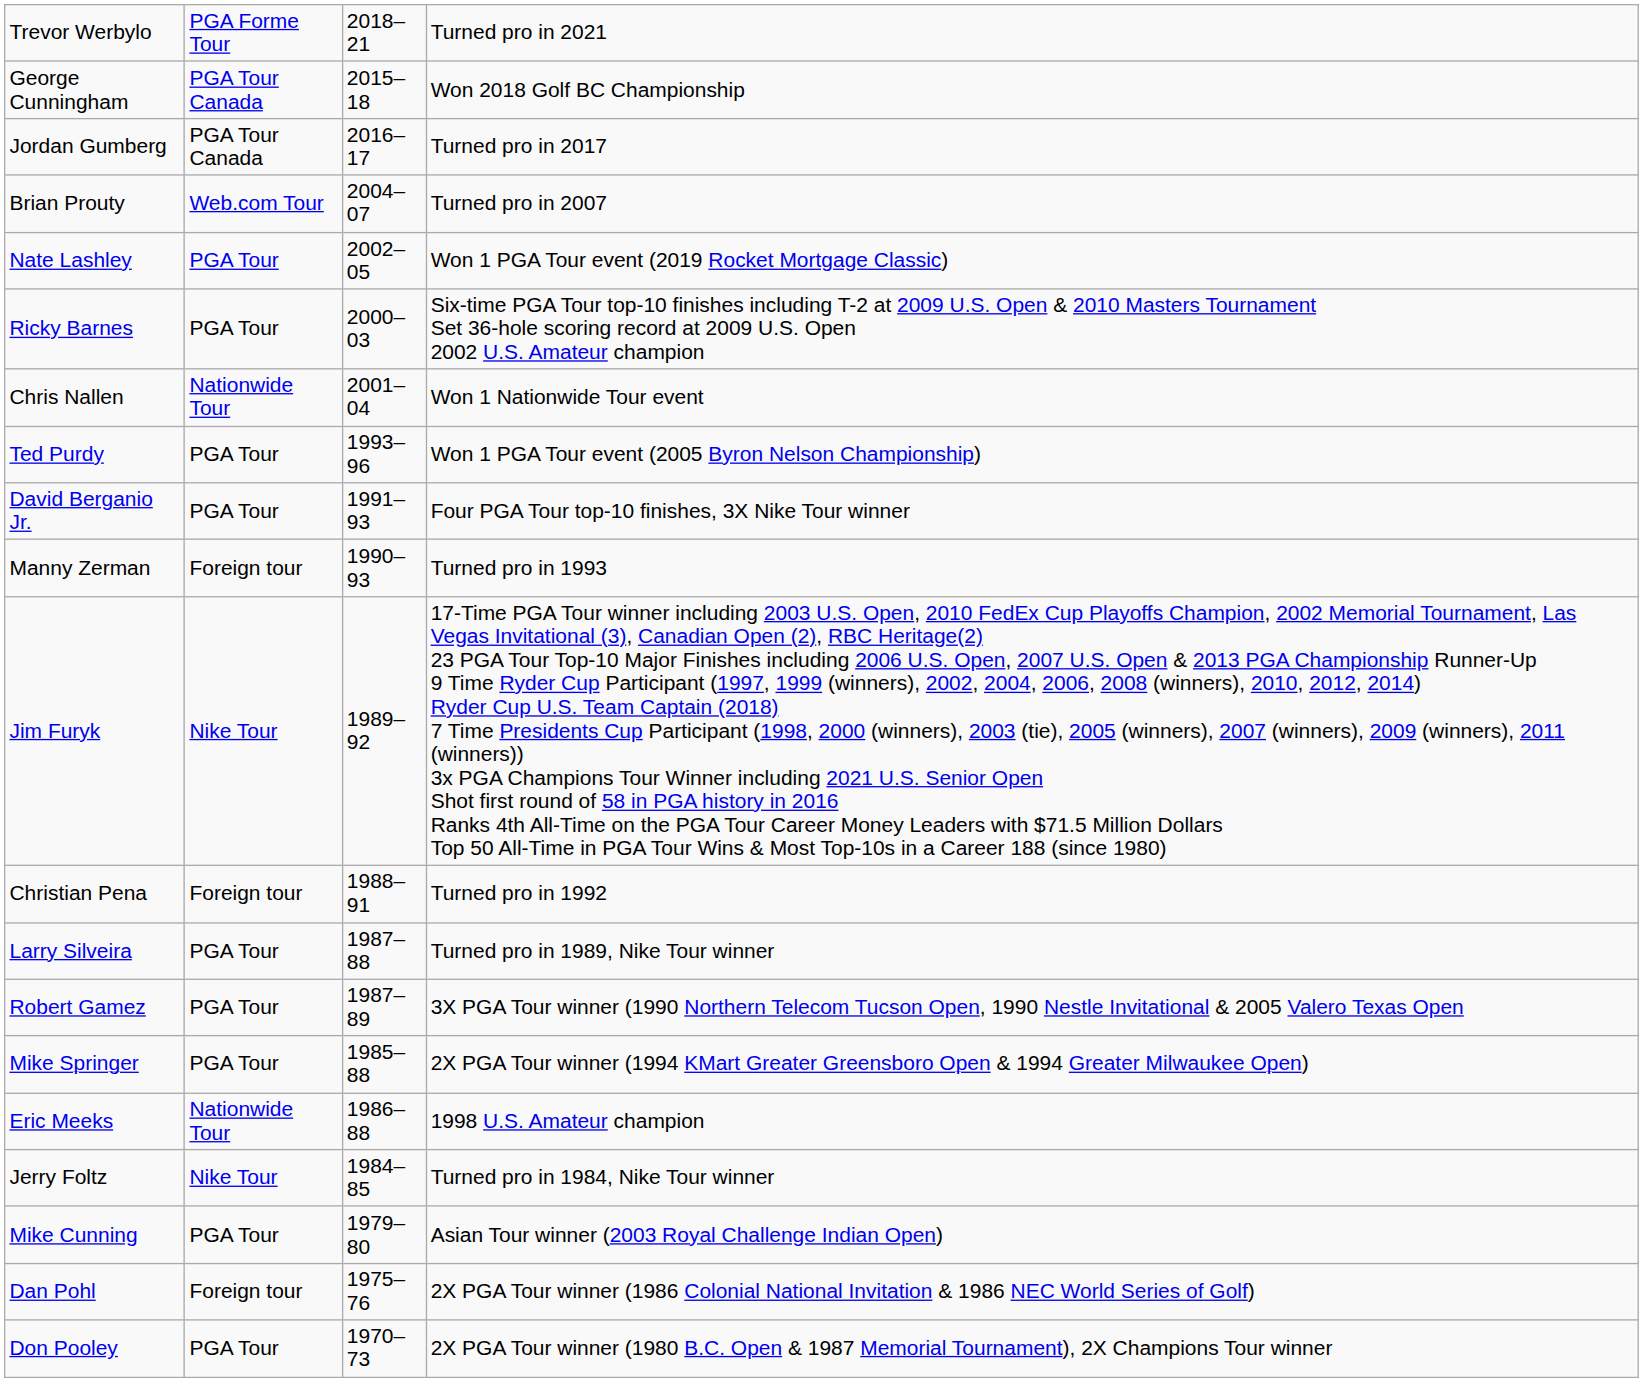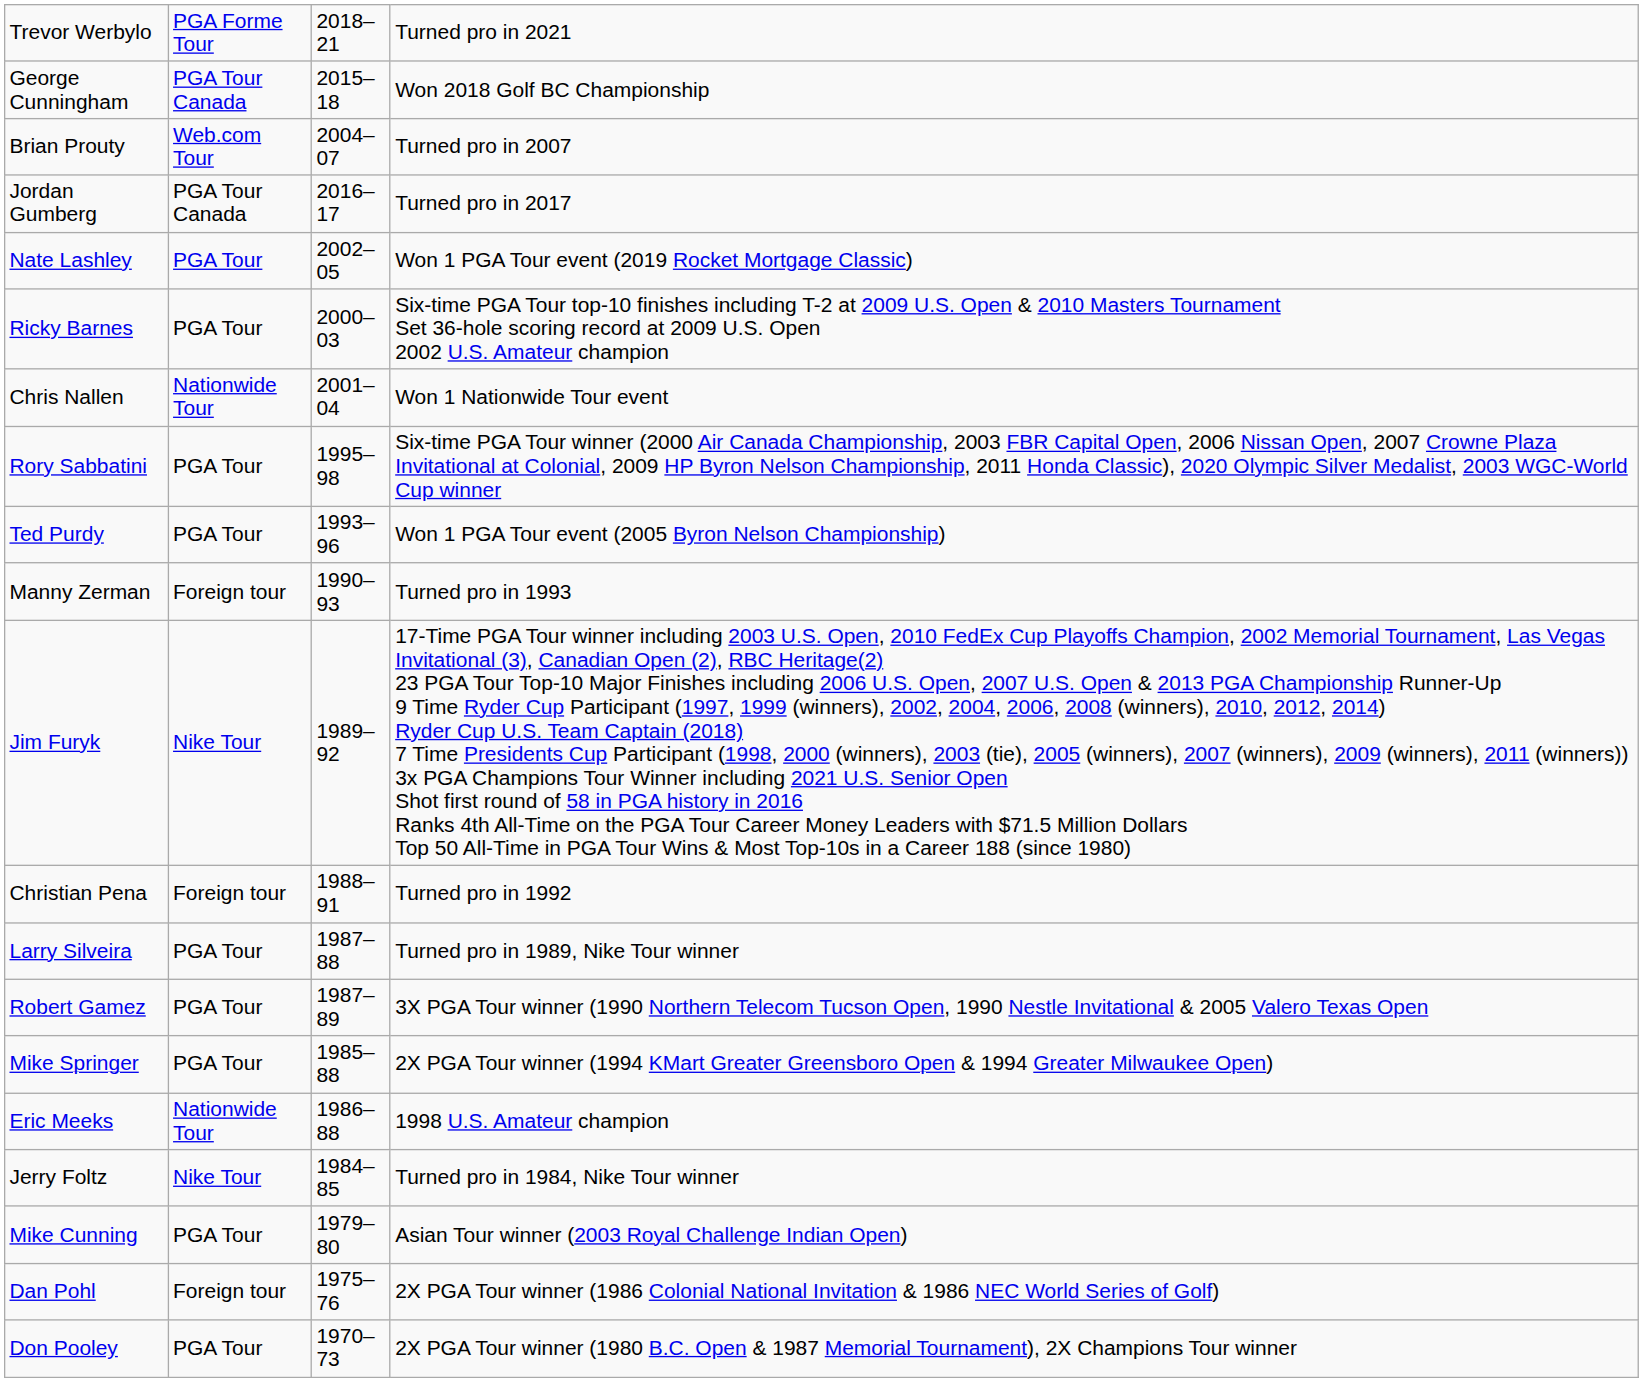rows swapped: (88, 146) <-> (67, 203)
+ row: (78, 466)
- row: (81, 511)
